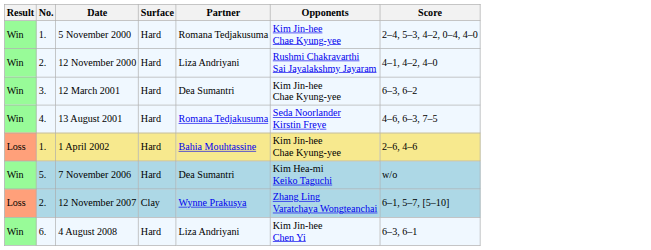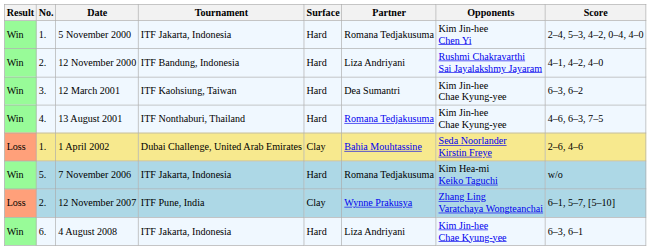+ column: (221, 12)
(307, 34) Kim Jin-hee Chae Kyung-yee -> (463, 34) Kim Jin-hee Chen Yi
(307, 118) Seda Noorlander Kirstin Freye -> (473, 118) Kim Jin-hee Chae Kyung-yee
(151, 146) Hard -> (316, 146) Clay
(307, 146) Kim Jin-hee Chae Kyung-yee -> (473, 146) Seda Noorlander Kirstin Freye
(206, 174) Dea Sumantri -> (389, 174) Romana Tedjakusuma
(298, 230) Kim Jin-hee Chen Yi -> (473, 230) Kim Jin-hee Chae Kyung-yee
